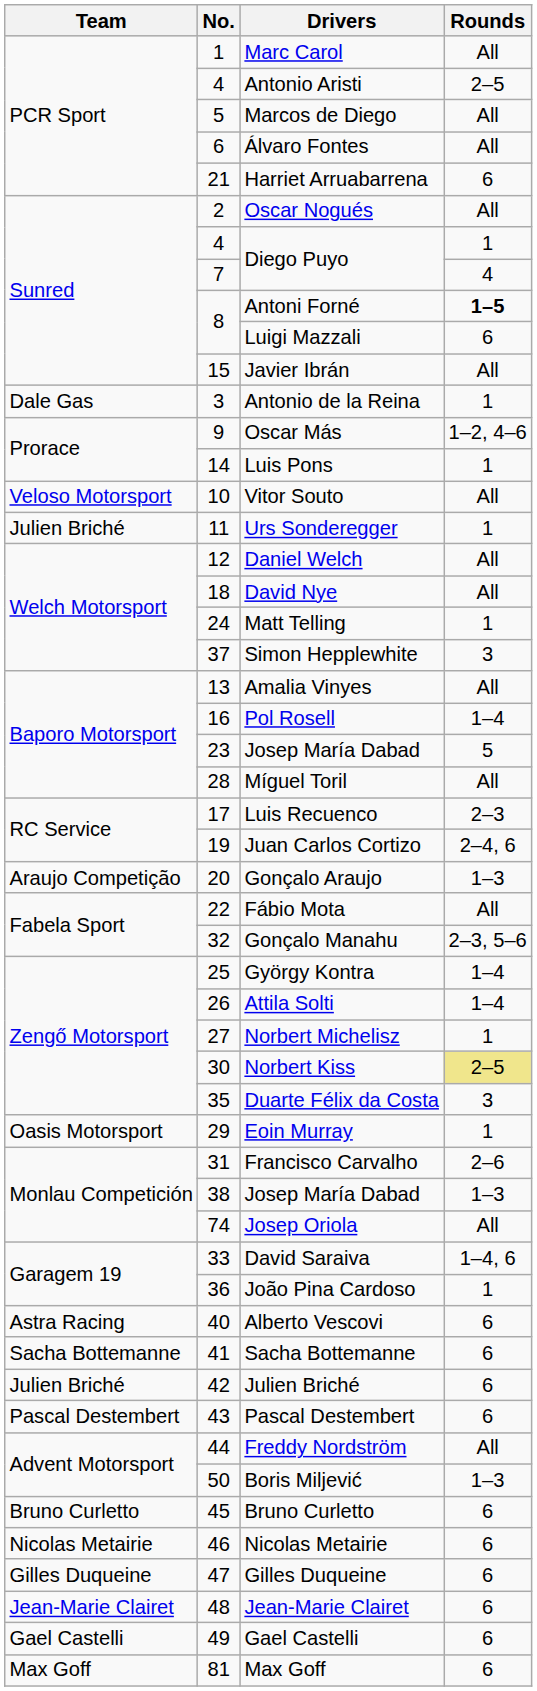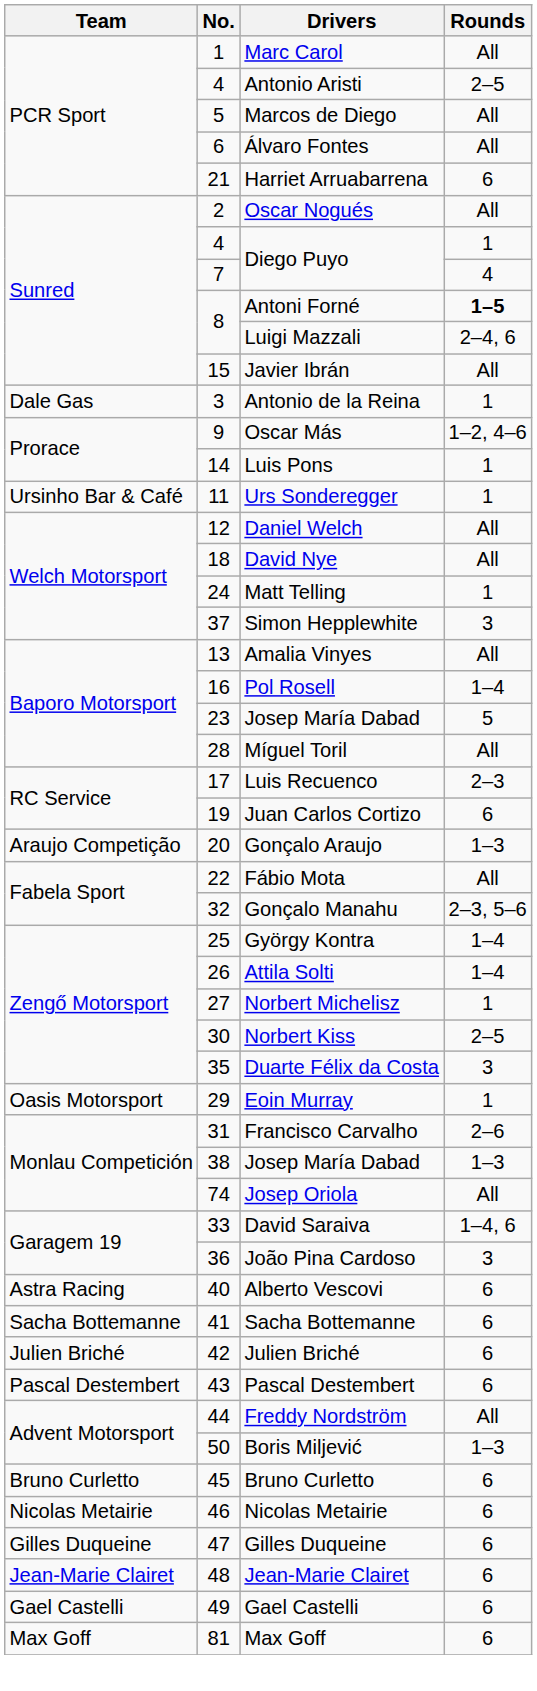(488, 337) 6 -> (488, 337) 2–4, 6
- row: (219, 496)
(67, 528) Julien Briché -> (96, 496) Ursinho Bar & Café
(488, 845) 2–4, 6 -> (488, 813) 6
(488, 1067) khaki background -> (488, 1035) no background
(488, 1289) 1 -> (488, 1258) 3
